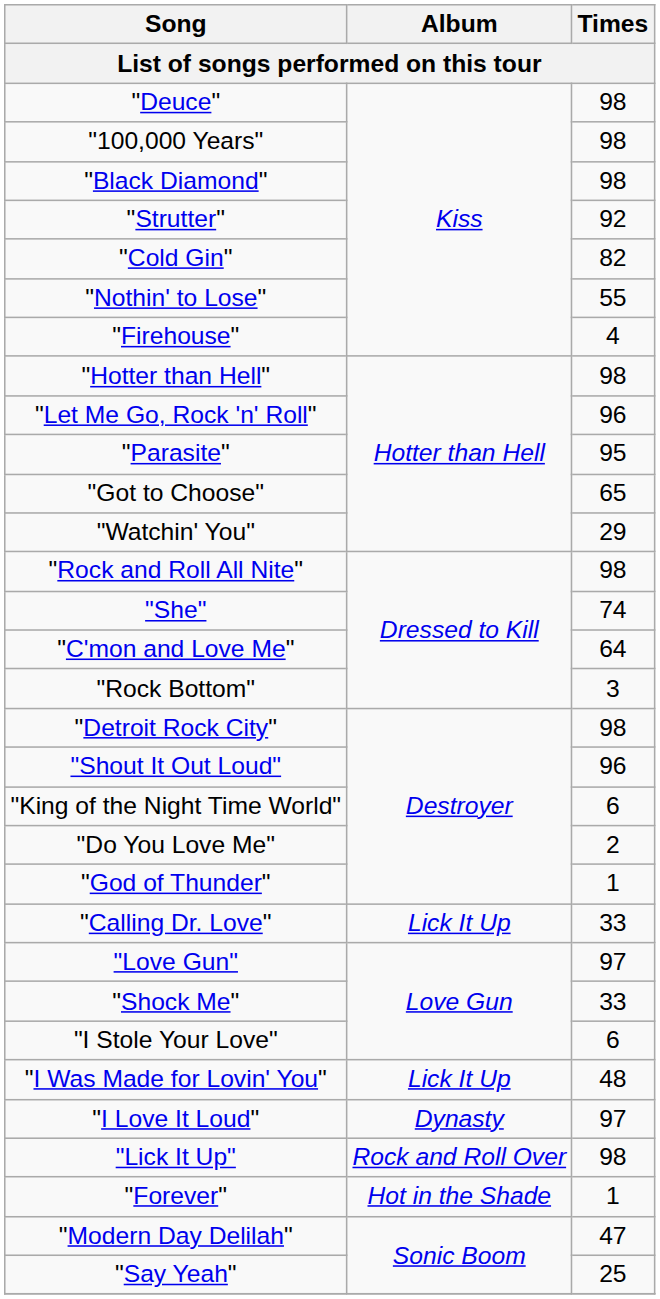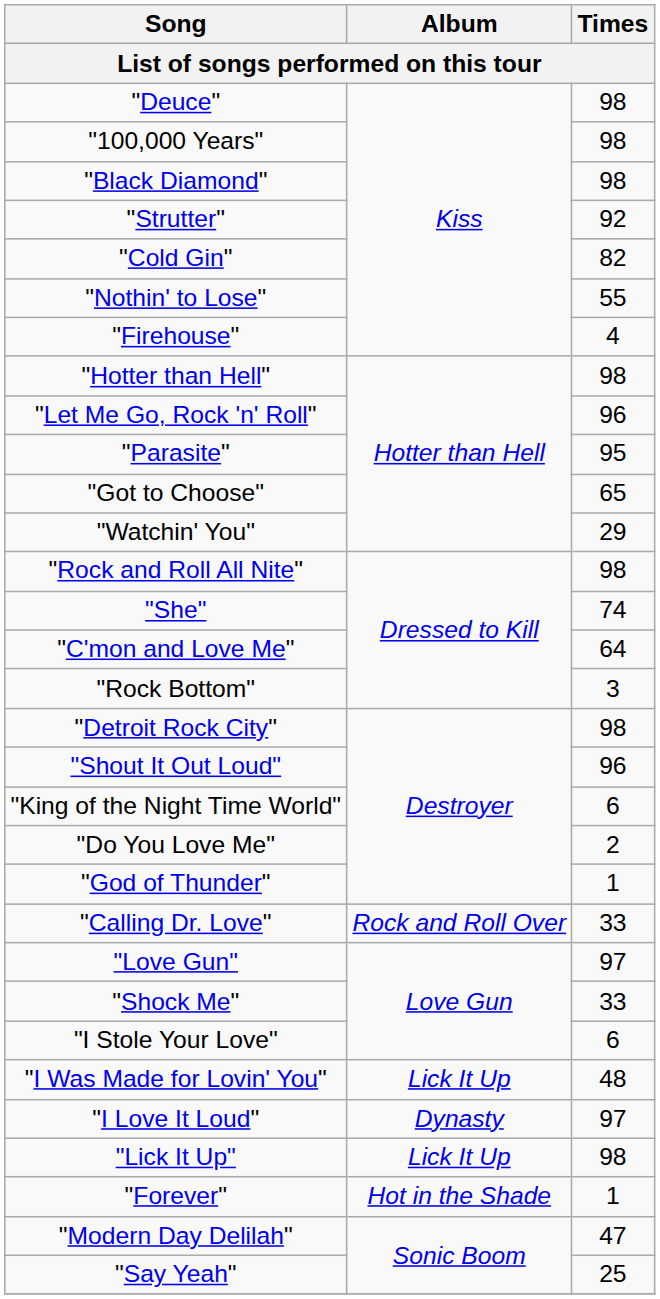(459, 922) Lick It Up -> (459, 922) Rock and Roll Over
(459, 1157) Rock and Roll Over -> (459, 1157) Lick It Up
